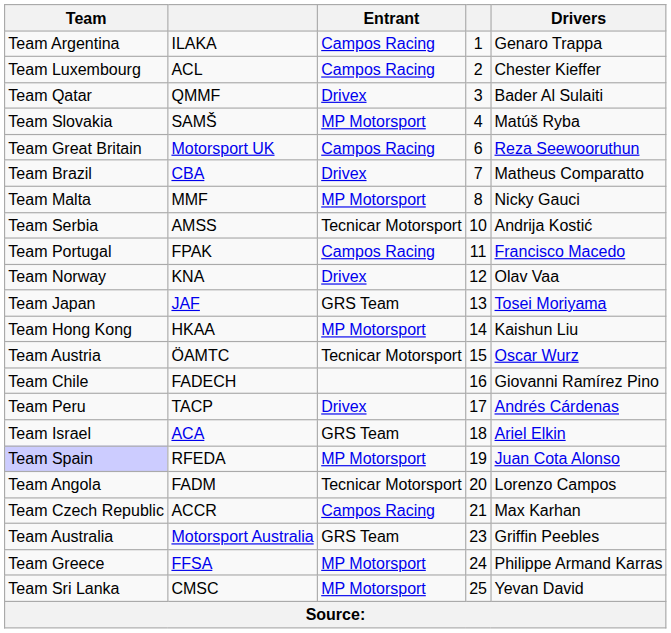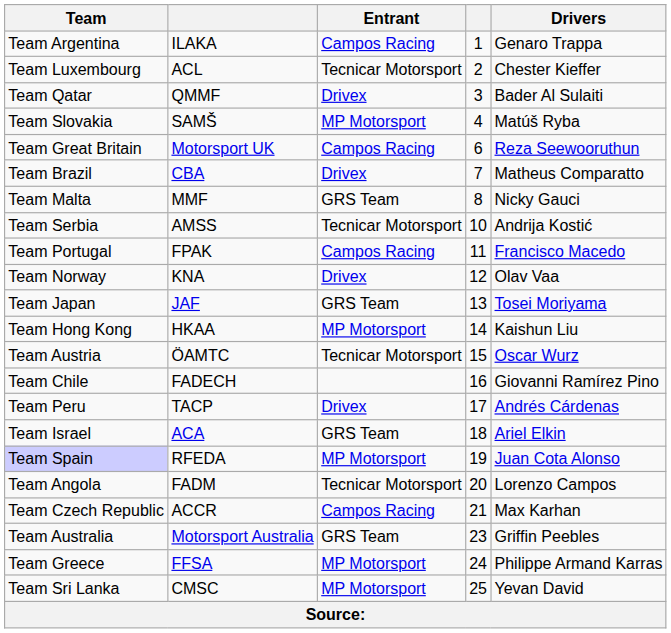(378, 69) Campos Racing -> (391, 69) Tecnicar Motorsport
(374, 199) MP Motorsport -> (360, 199) GRS Team
